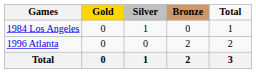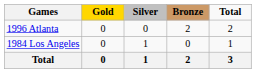rows swapped: (43, 28) <-> (33, 44)
